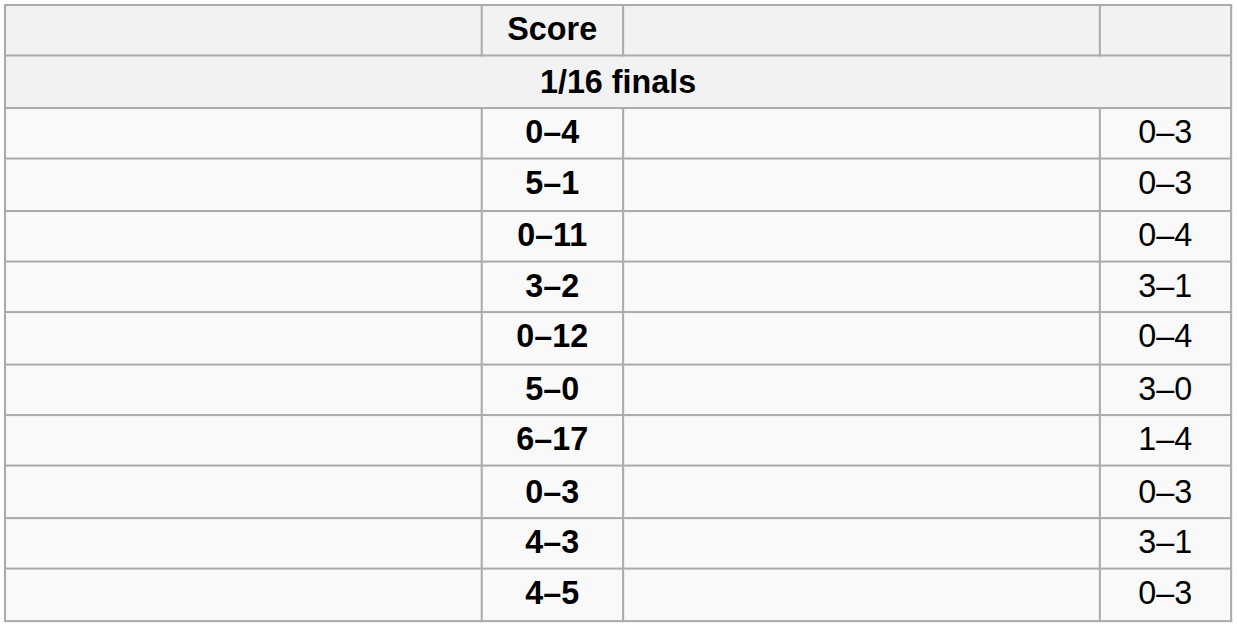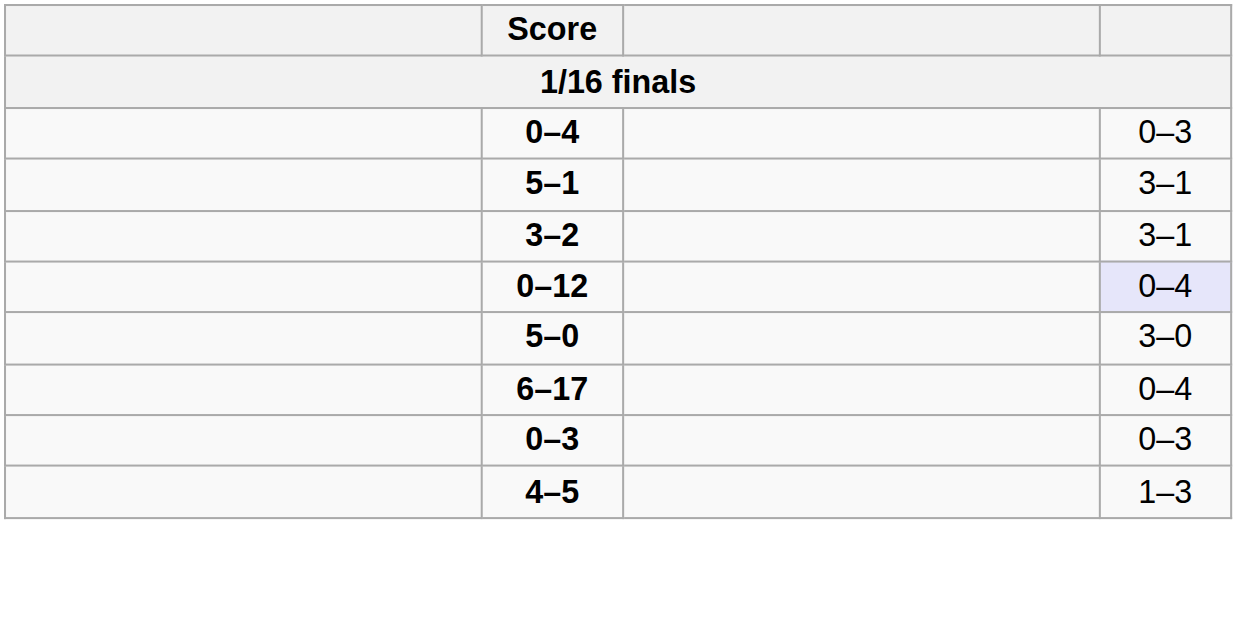(1165, 183) 0–3 -> (1165, 183) 3–1
- row: (552, 235)
(1165, 337) no background -> (1165, 286) lavender background
(1165, 440) 1–4 -> (1165, 388) 0–4
- row: (552, 542)
(1165, 593) 0–3 -> (1165, 491) 1–3
